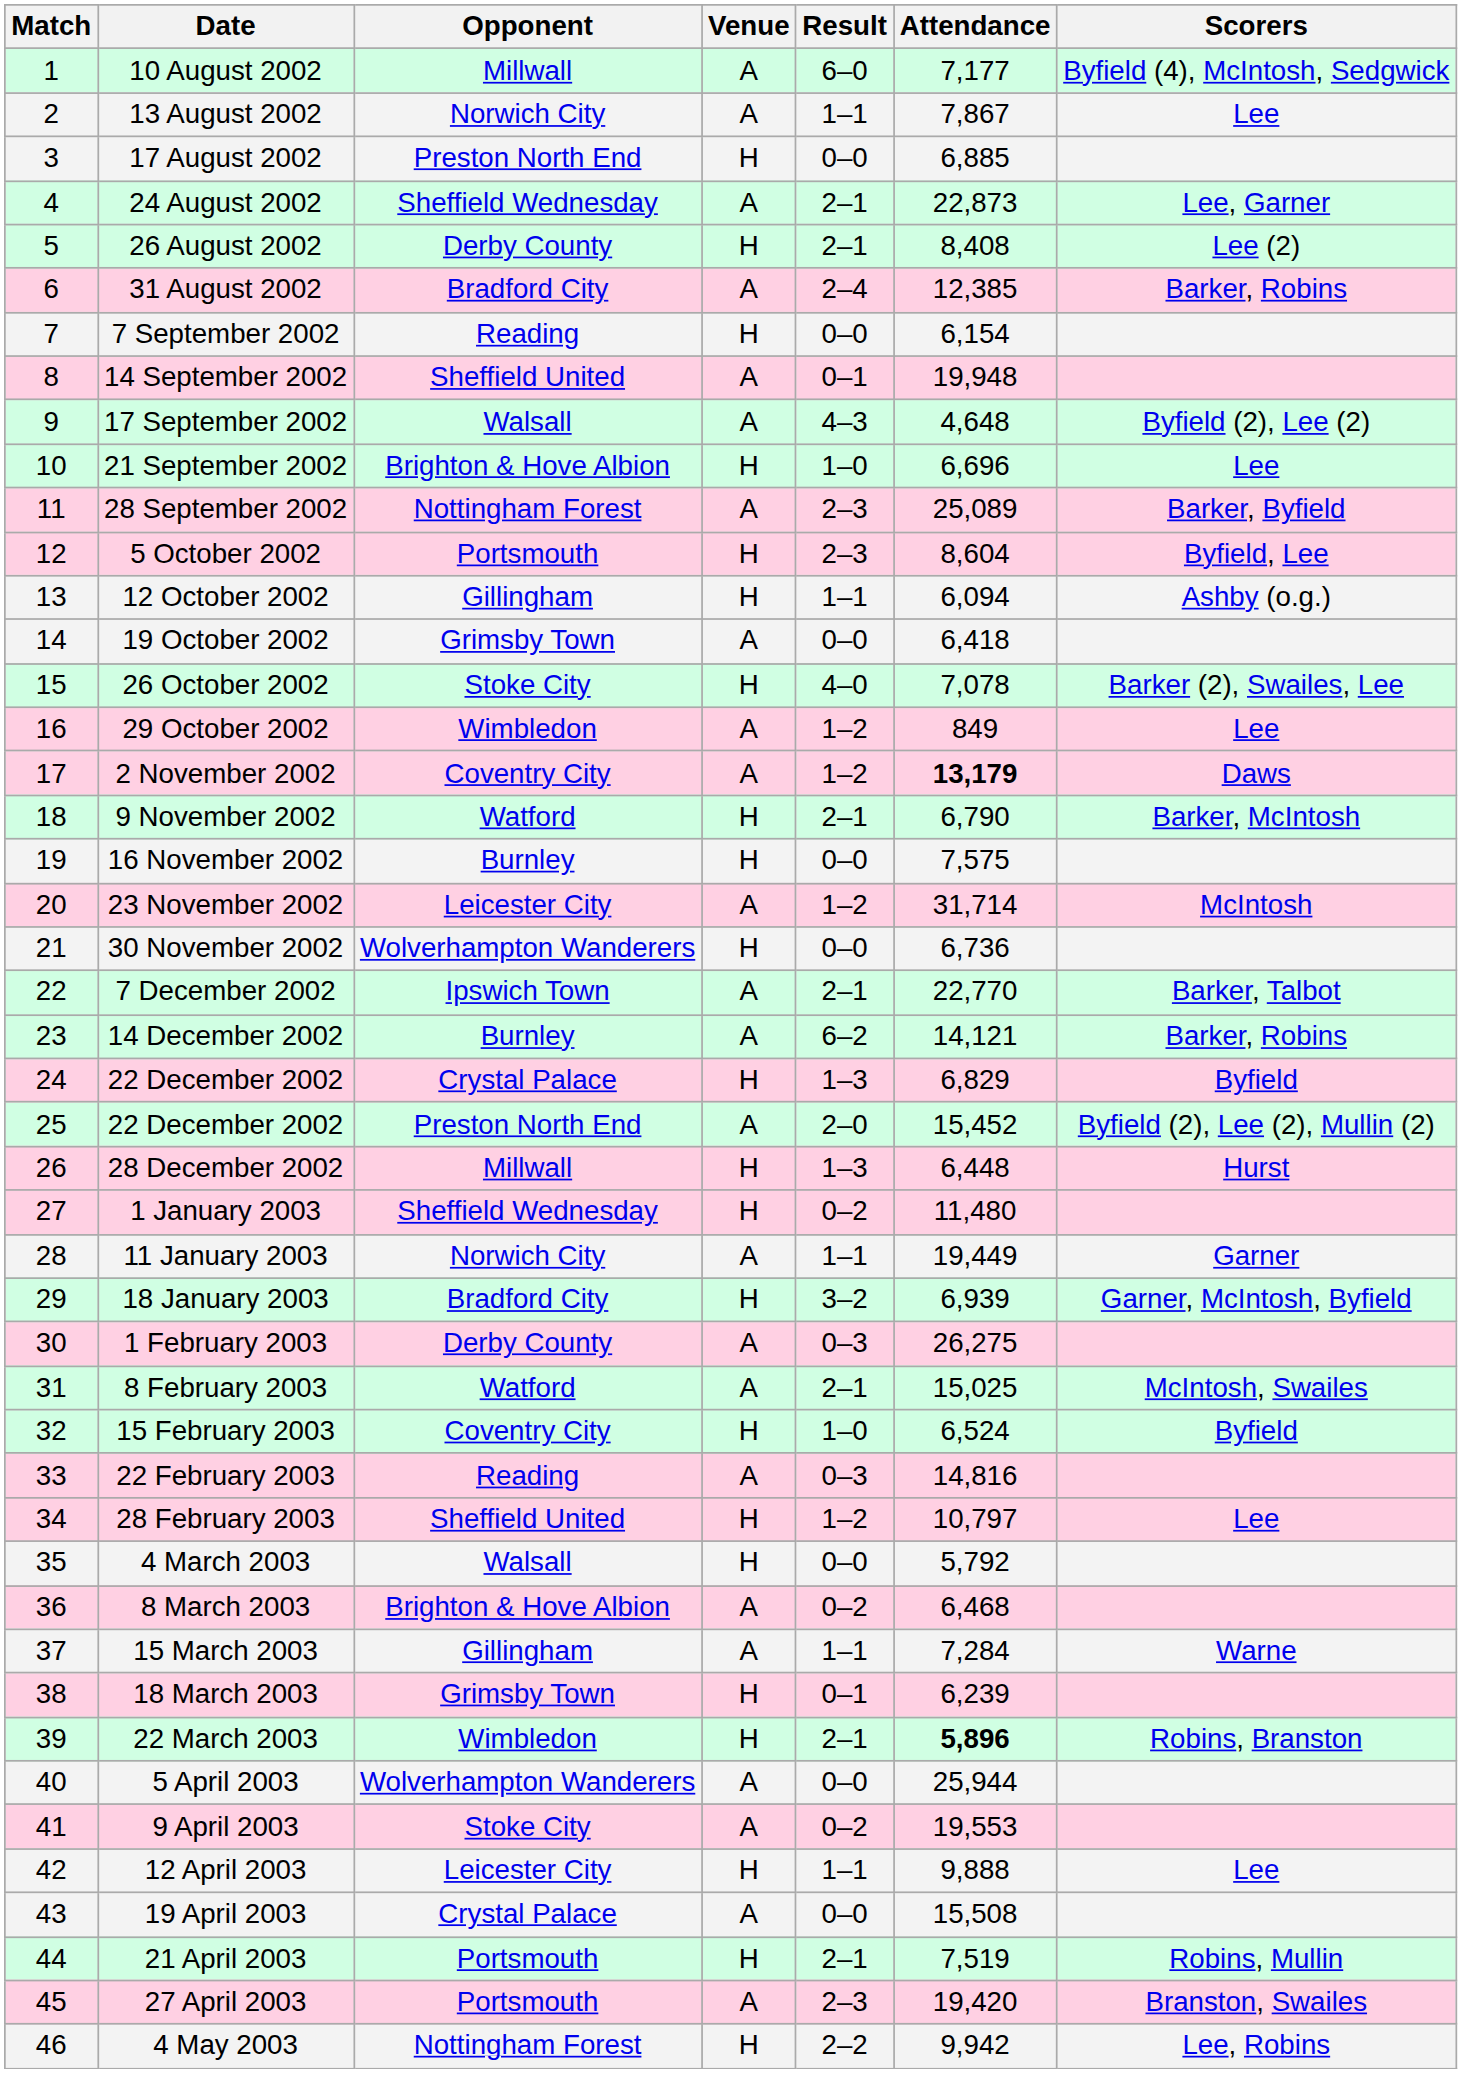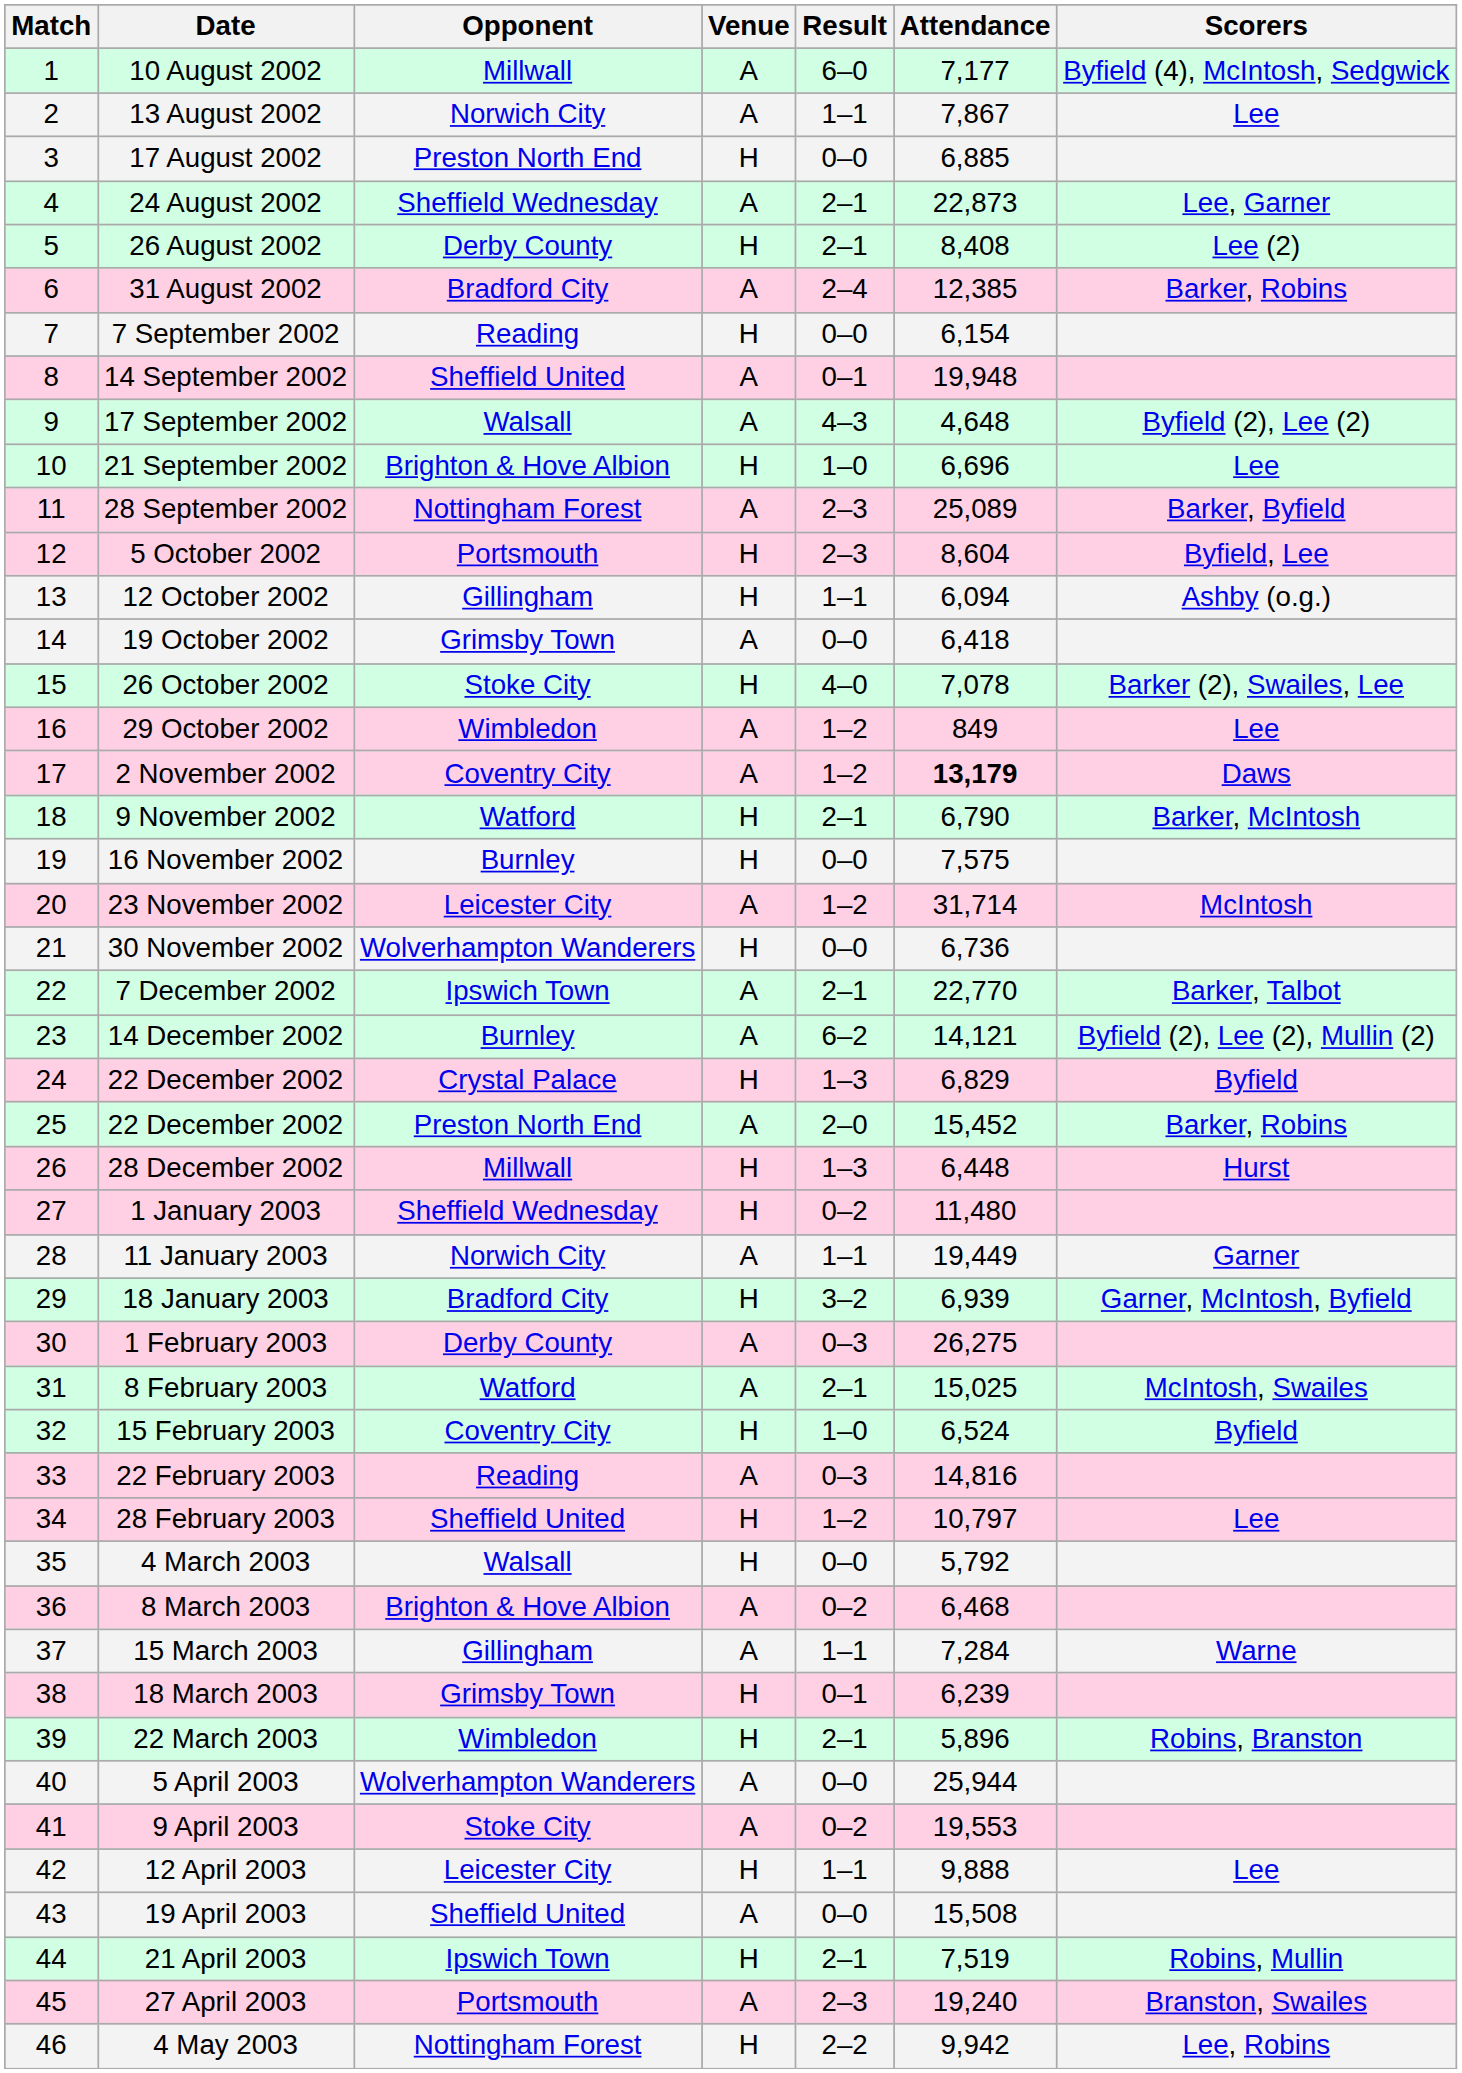(1256, 1036) Barker, Robins -> (1256, 1036) Byfield (2), Lee (2), Mullin (2)
(1256, 1123) Byfield (2), Lee (2), Mullin (2) -> (1256, 1123) Barker, Robins
(975, 1738) bold -> (975, 1738) normal
(528, 1914) Crystal Palace -> (528, 1914) Sheffield United
(528, 1957) Portsmouth -> (528, 1957) Ipswich Town
(975, 2001) 19,420 -> (975, 2001) 19,240
